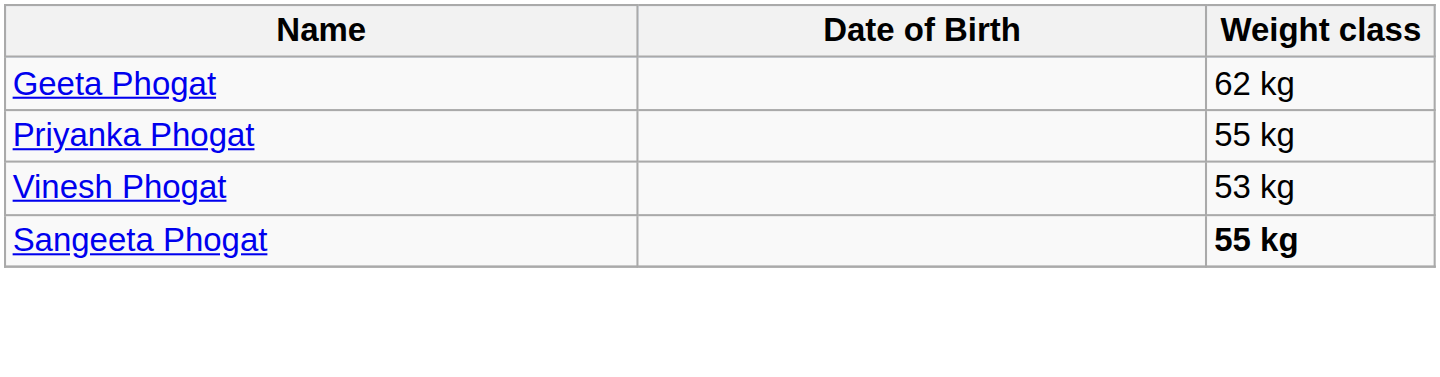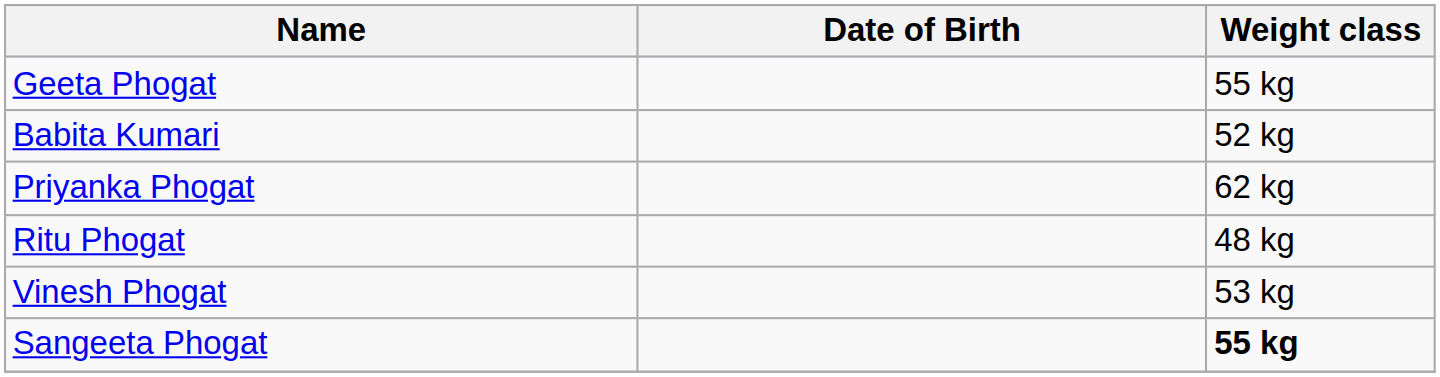(1255, 82) 62 kg -> (1255, 82) 55 kg
+ row: (116, 135)
(1255, 135) 55 kg -> (1255, 187) 62 kg
+ row: (99, 239)
